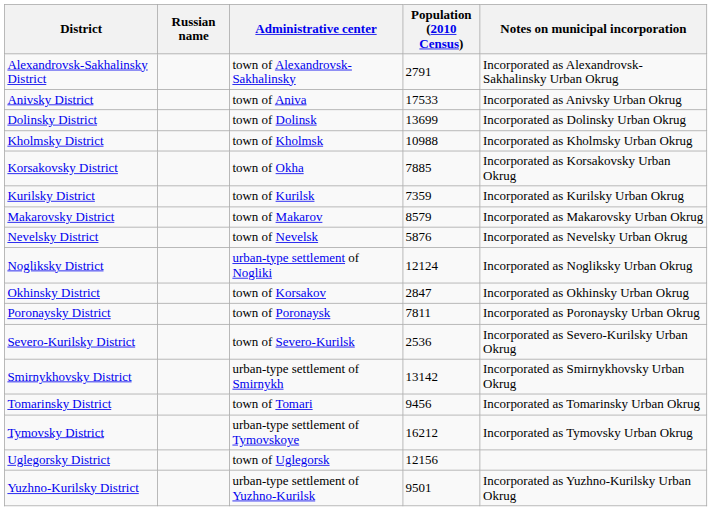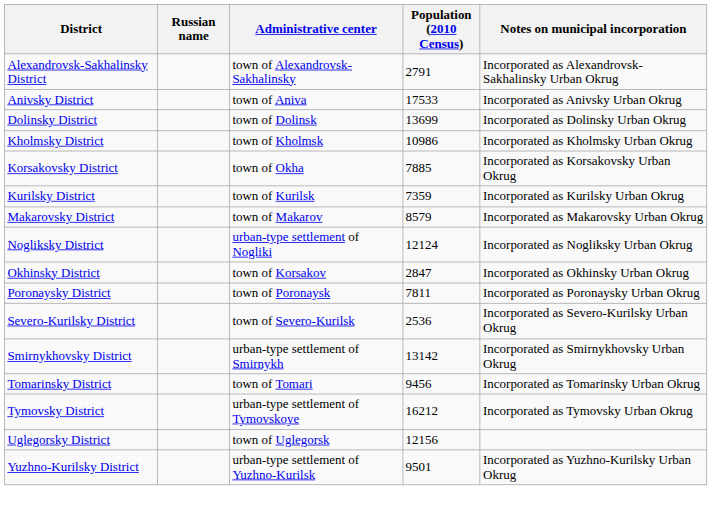(422, 140) 10988 -> (422, 140) 10986
- row: (53, 237)
